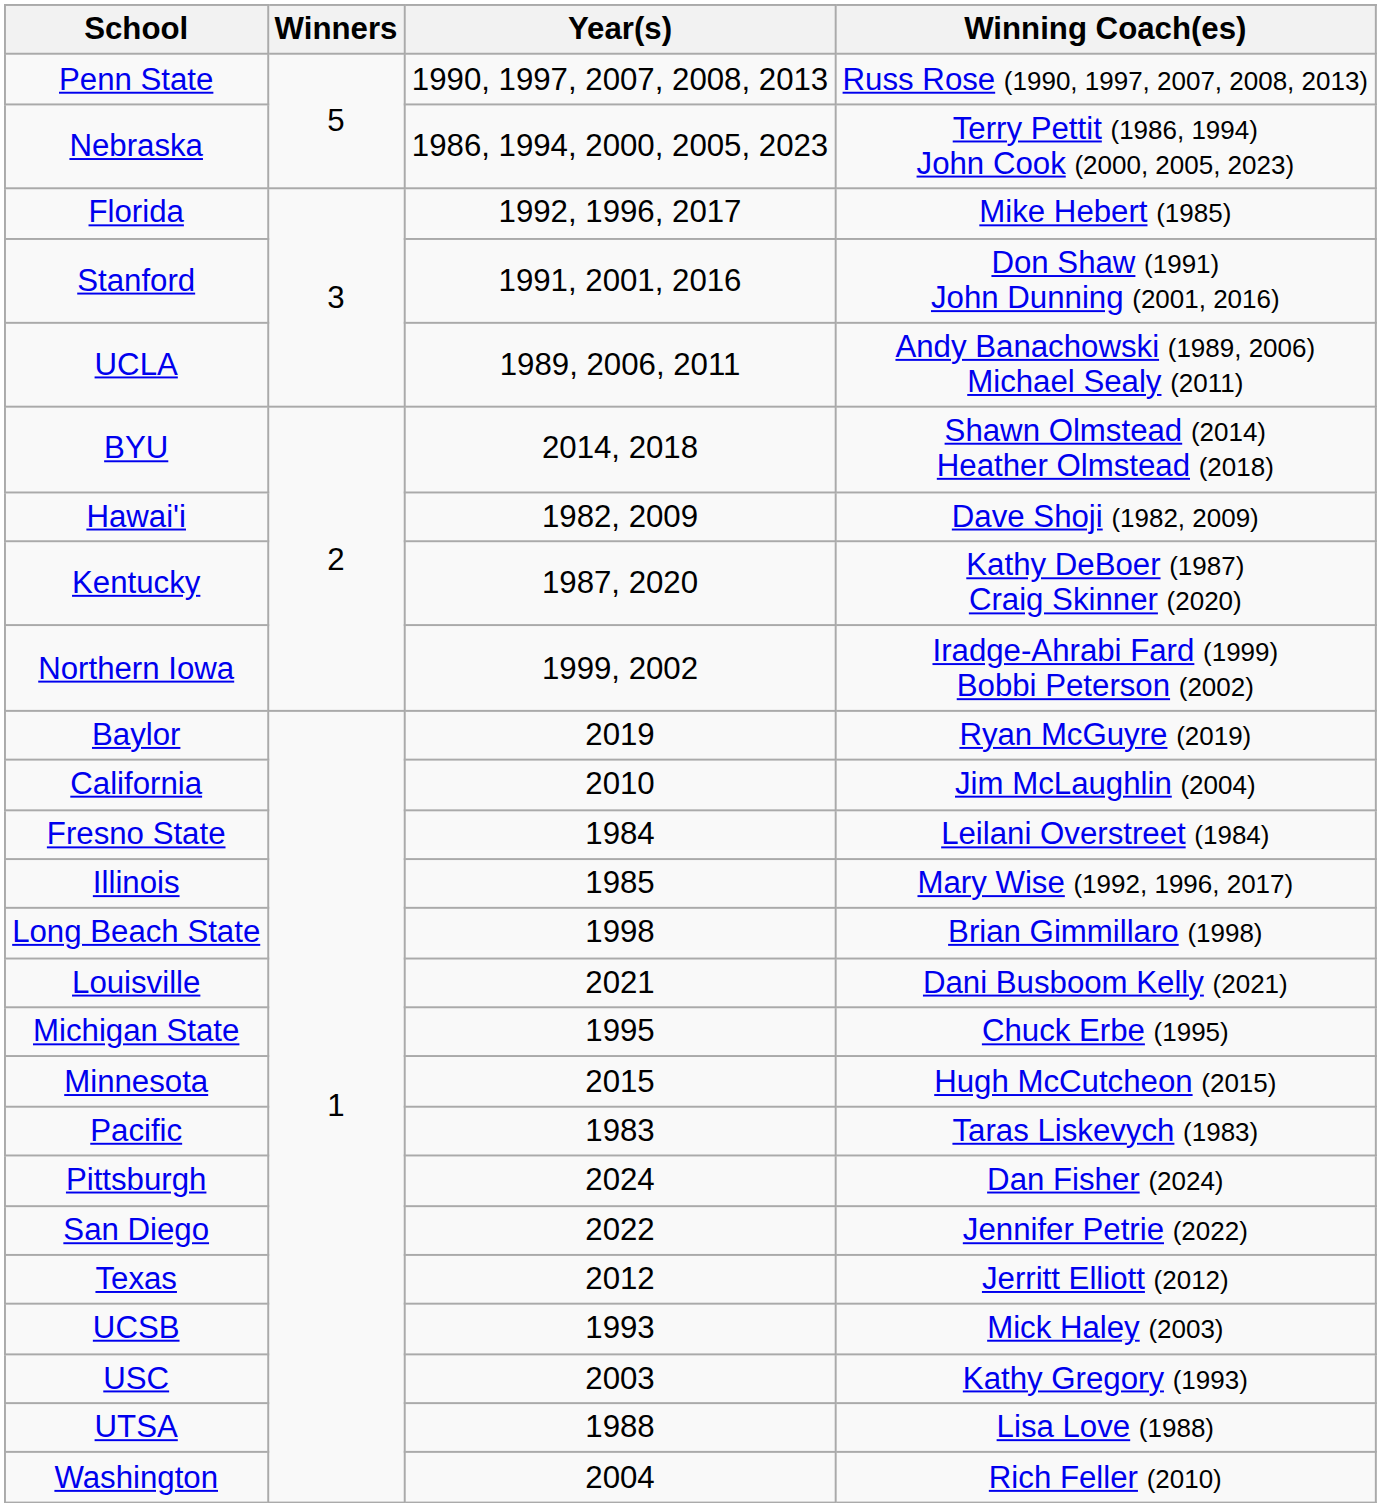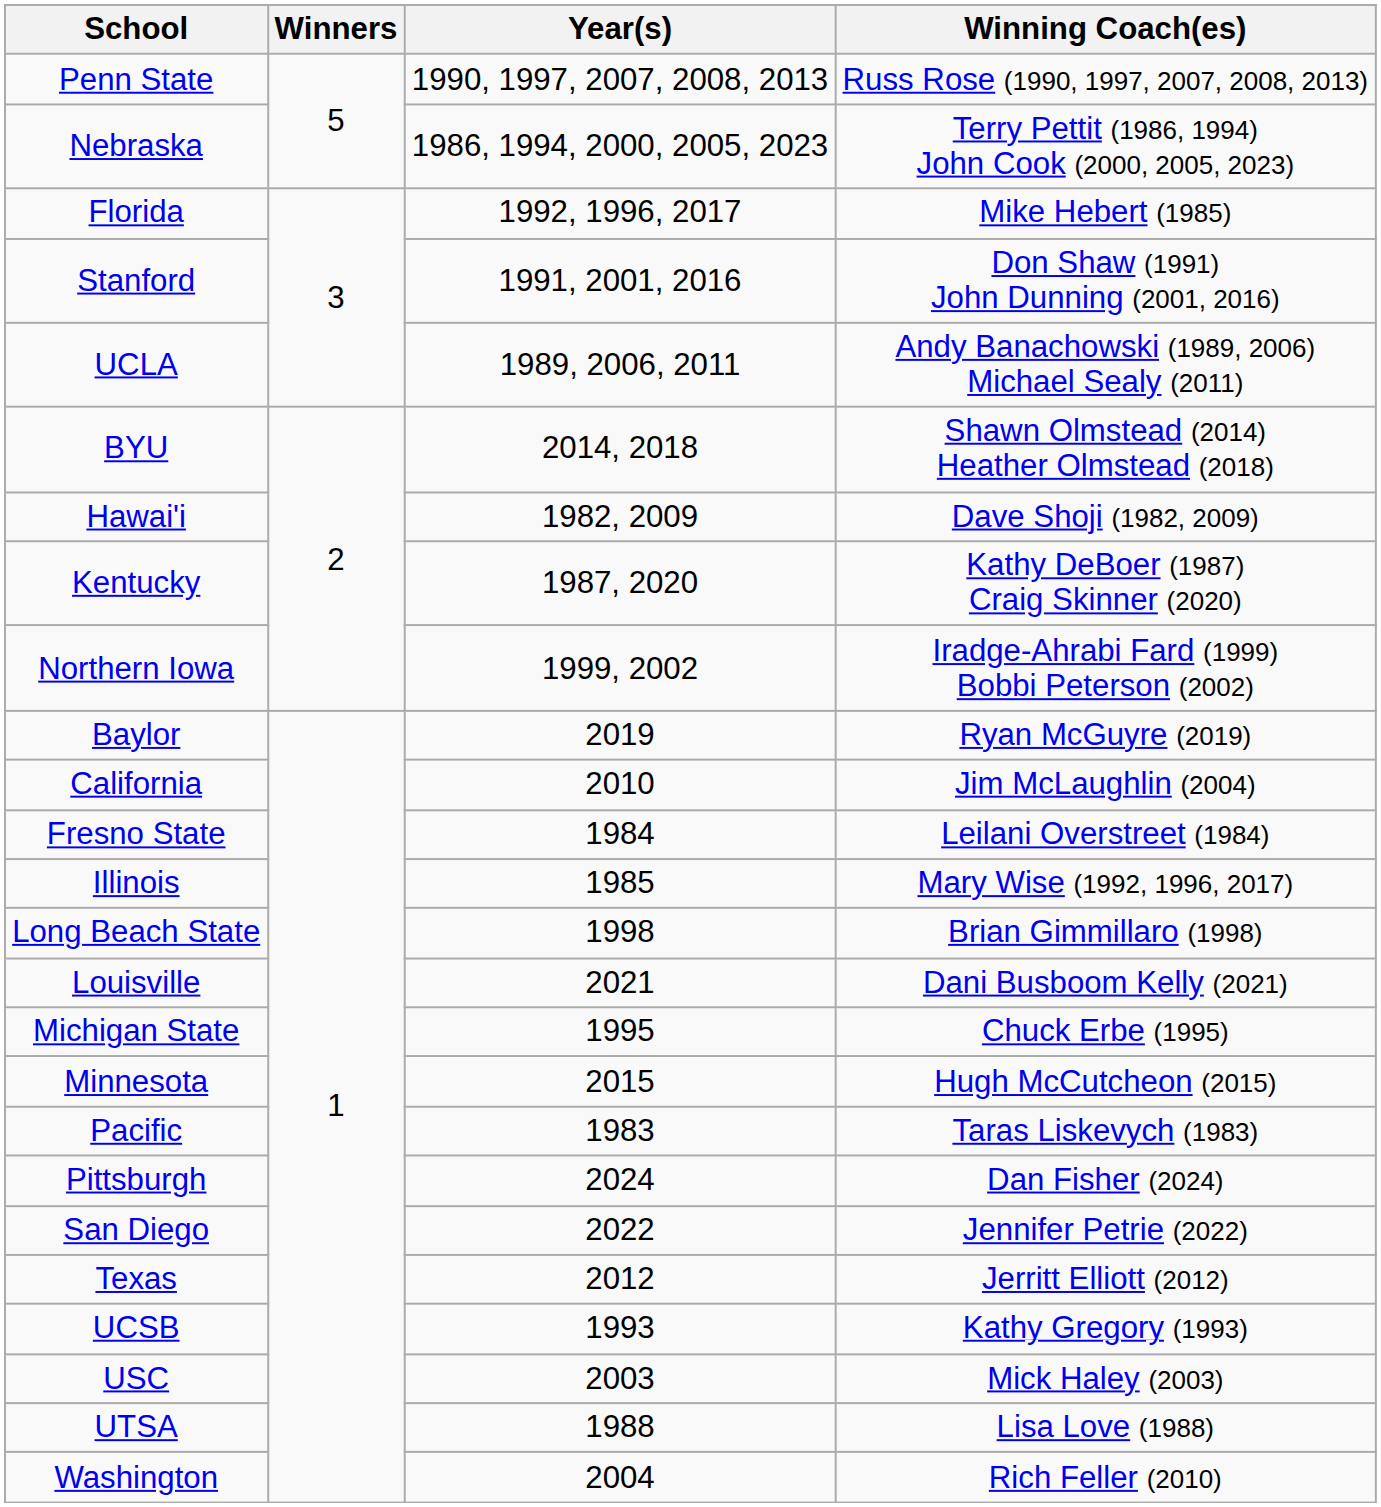(1105, 1328) Mick Haley (2003) -> (1105, 1328) Kathy Gregory (1993)
(1105, 1377) Kathy Gregory (1993) -> (1105, 1377) Mick Haley (2003)
